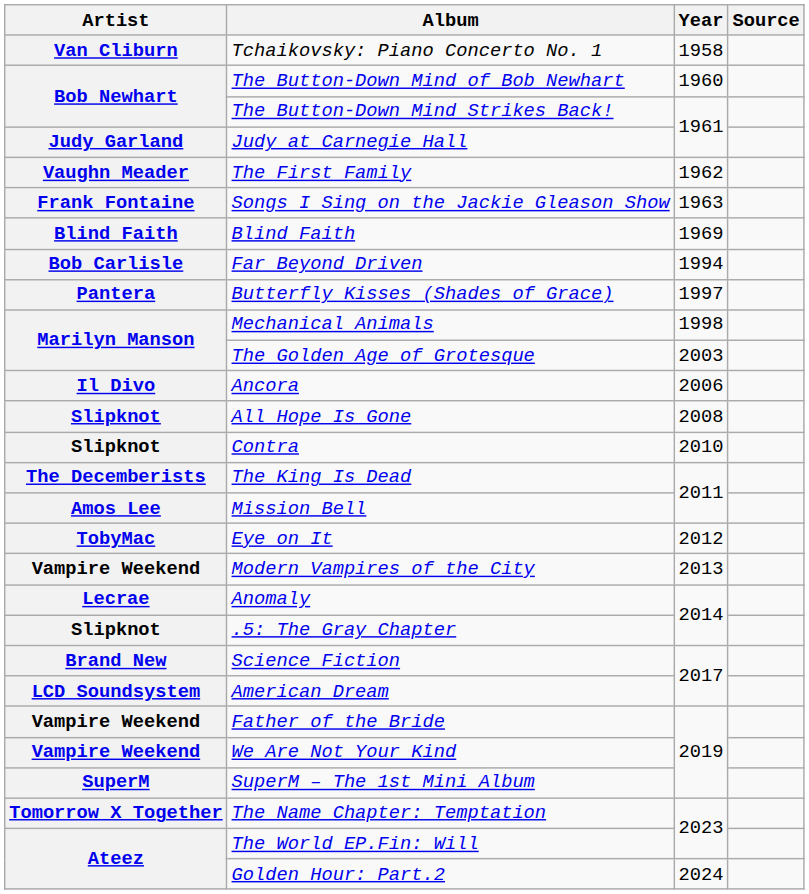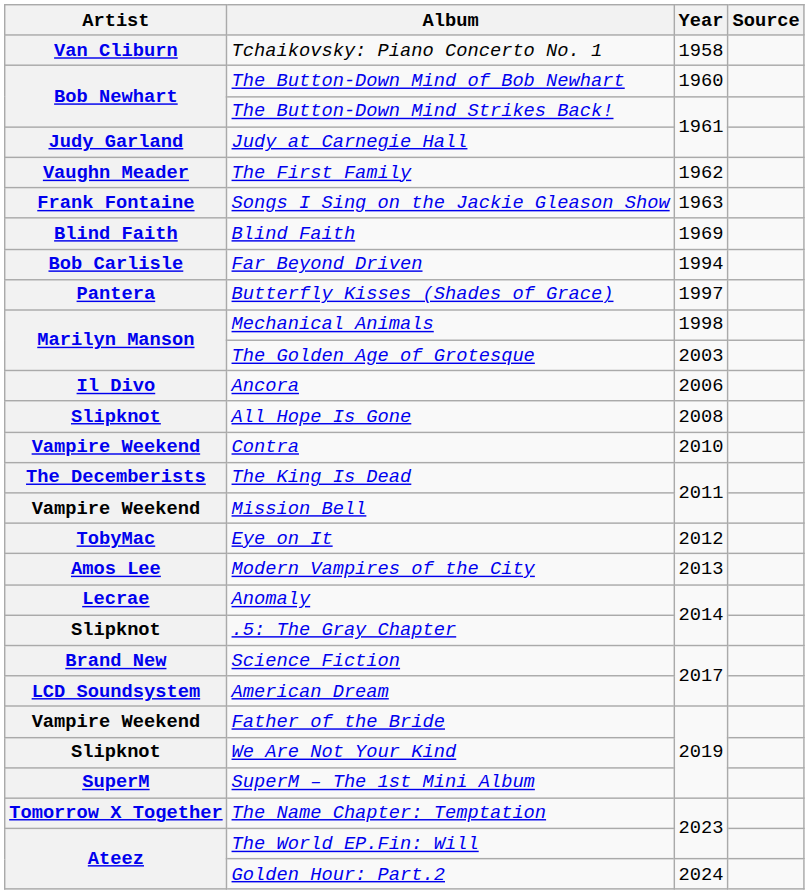(116, 447) Slipknot -> (116, 447) Vampire Weekend
(116, 508) Amos Lee -> (116, 508) Vampire Weekend
(116, 569) Vampire Weekend -> (116, 569) Amos Lee
(116, 752) Vampire Weekend -> (116, 752) Slipknot
